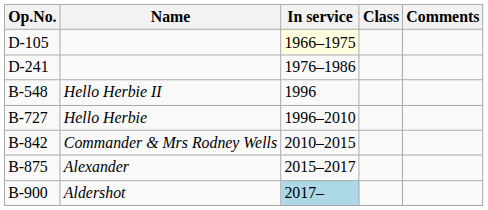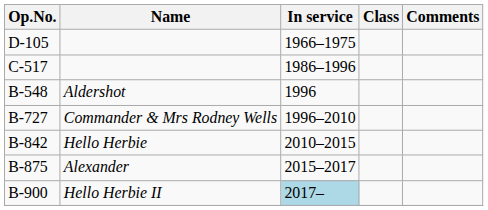(320, 42) lightyellow background -> (320, 42) no background
- row: (28, 67)
+ row: (28, 67)
(113, 92) Hello Herbie II -> (95, 92) Aldershot
(105, 117) Hello Herbie -> (170, 117) Commander & Mrs Rodney Wells
(170, 142) Commander & Mrs Rodney Wells -> (105, 142) Hello Herbie
(95, 192) Aldershot -> (113, 192) Hello Herbie II
